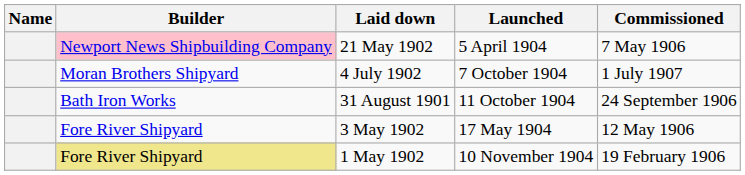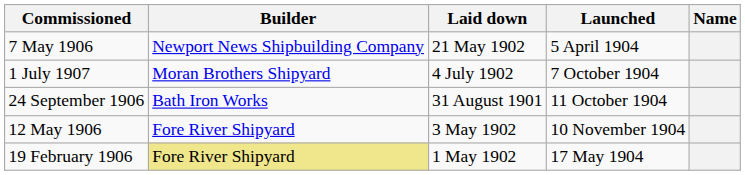columns swapped: (30, 18) <-> (669, 18)
(196, 45) pink background -> (288, 45) no background
(505, 128) 17 May 1904 -> (618, 128) 10 November 1904
(526, 156) 10 November 1904 -> (597, 156) 17 May 1904
